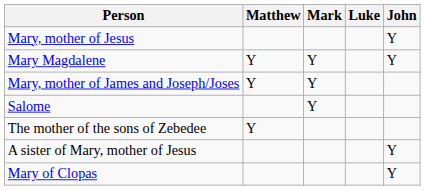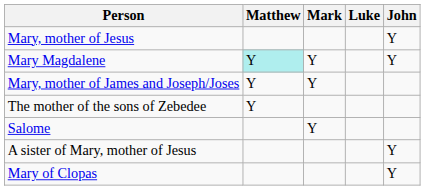(251, 60) no background -> (251, 60) paleturquoise background
rows swapped: (107, 128) <-> (29, 106)
